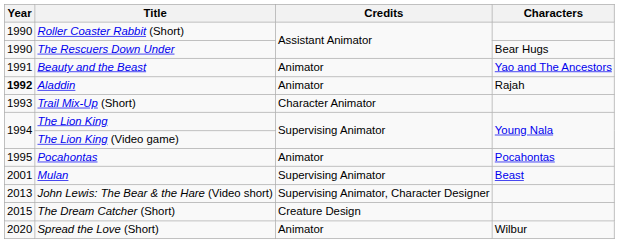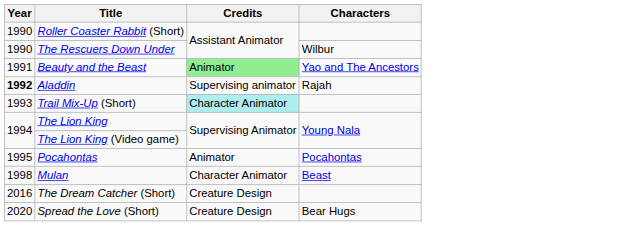(522, 49) Bear Hugs -> (318, 49) Wilbur
(301, 67) no background -> (212, 67) lightgreen background
(301, 85) Animator -> (243, 85) Supervising animator
(327, 103) no background -> (238, 103) paleturquoise background
(20, 175) 2001 -> (20, 175) 1998
(332, 175) Supervising Animator -> (238, 175) Character Animator
- row: (155, 193)
(20, 211) 2015 -> (20, 193) 2016
(301, 229) Animator -> (231, 211) Creature Design
(511, 229) Wilbur -> (329, 211) Bear Hugs
